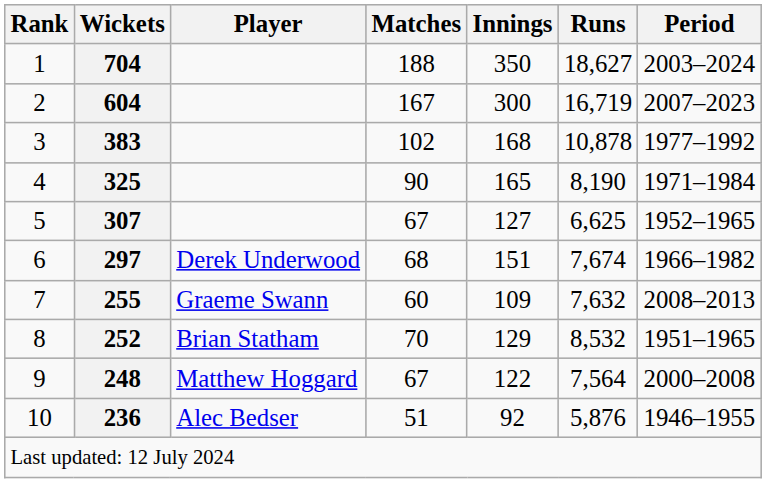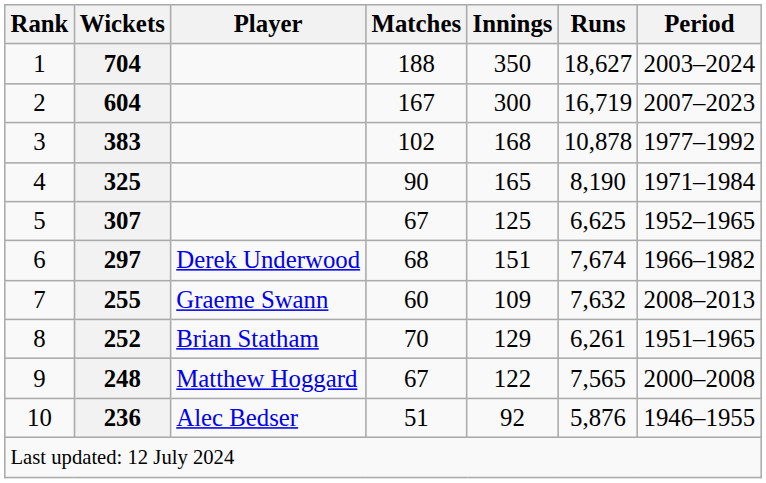(512, 220) 127 -> (512, 220) 125
(598, 338) 8,532 -> (598, 338) 6,261
(598, 378) 7,564 -> (598, 378) 7,565
